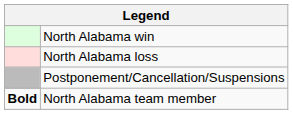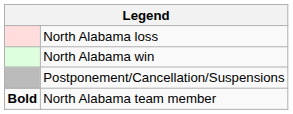rows swapped: (99, 36) <-> (101, 57)
